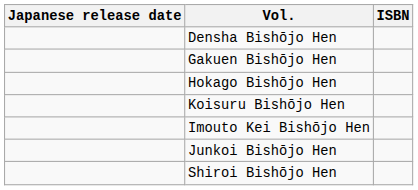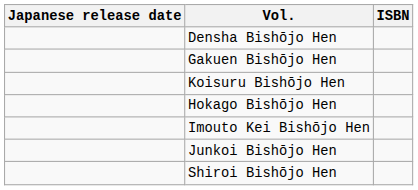rows swapped: (262, 83) <-> (267, 106)
